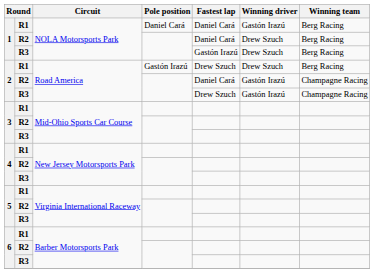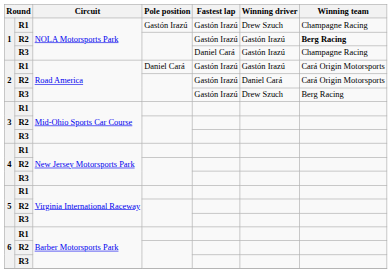(164, 24) Daniel Cará -> (166, 24) Gastón Irazú
(215, 24) Daniel Cará -> (216, 24) Gastón Irazú
(263, 24) Gastón Irazú -> (262, 24) Drew Szuch
(323, 24) Berg Racing -> (335, 24) Champagne Racing
(215, 38) Daniel Cará -> (216, 38) Gastón Irazú
(262, 38) Drew Szuch -> (263, 38) Gastón Irazú
(323, 38) normal -> (324, 38) bold
(216, 52) Gastón Irazú -> (215, 52) Daniel Cará
(262, 52) Drew Szuch -> (263, 52) Gastón Irazú
(323, 52) Berg Racing -> (335, 52) Champagne Racing
(166, 66) Gastón Irazú -> (164, 66) Daniel Cará
(215, 66) Drew Szuch -> (216, 66) Gastón Irazú
(262, 66) Drew Szuch -> (263, 66) Gastón Irazú
(323, 66) Berg Racing -> (343, 66) Cará Origin Motorsports
(215, 80) Daniel Cará -> (216, 80) Gastón Irazú
(263, 80) Gastón Irazú -> (262, 80) Daniel Cará
(335, 80) Champagne Racing -> (343, 80) Cará Origin Motorsports
(215, 94) Drew Szuch -> (216, 94) Gastón Irazú
(263, 94) Gastón Irazú -> (262, 94) Drew Szuch
(335, 94) Champagne Racing -> (323, 94) Berg Racing
